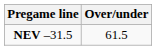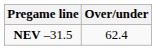(116, 34) 61.5 -> (116, 34) 62.4
